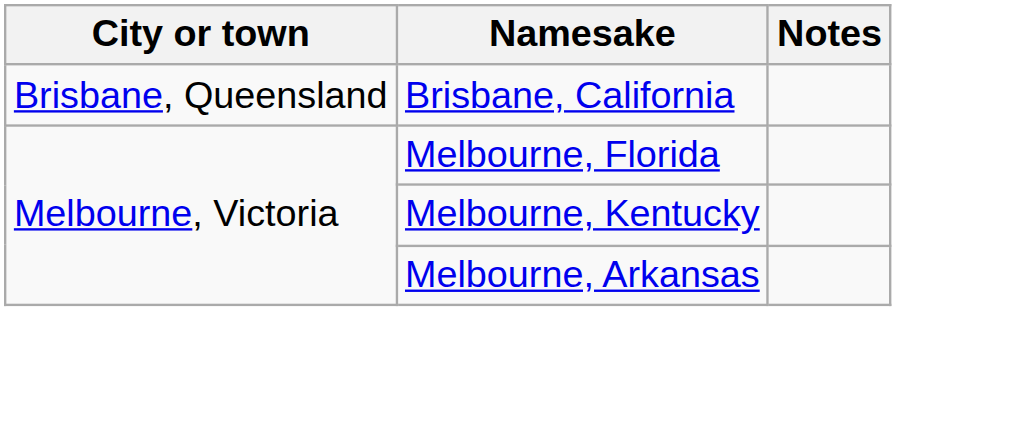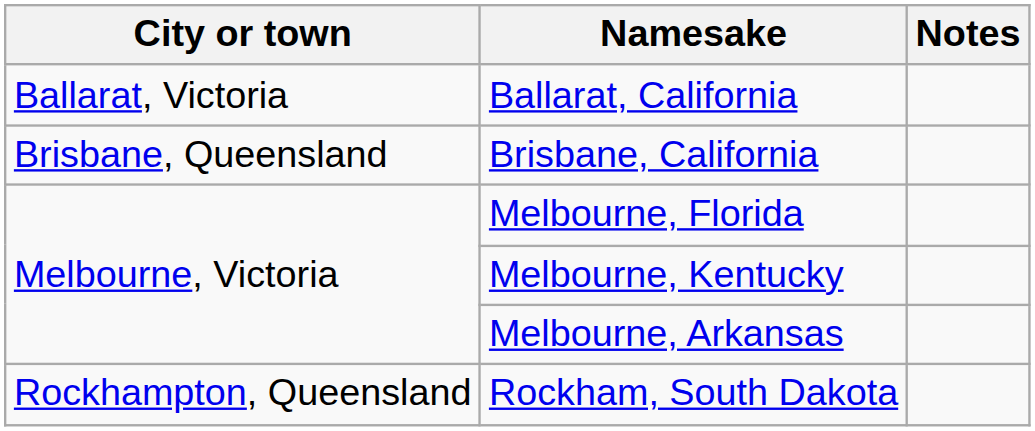+ row: (643, 94)
+ row: (694, 393)
